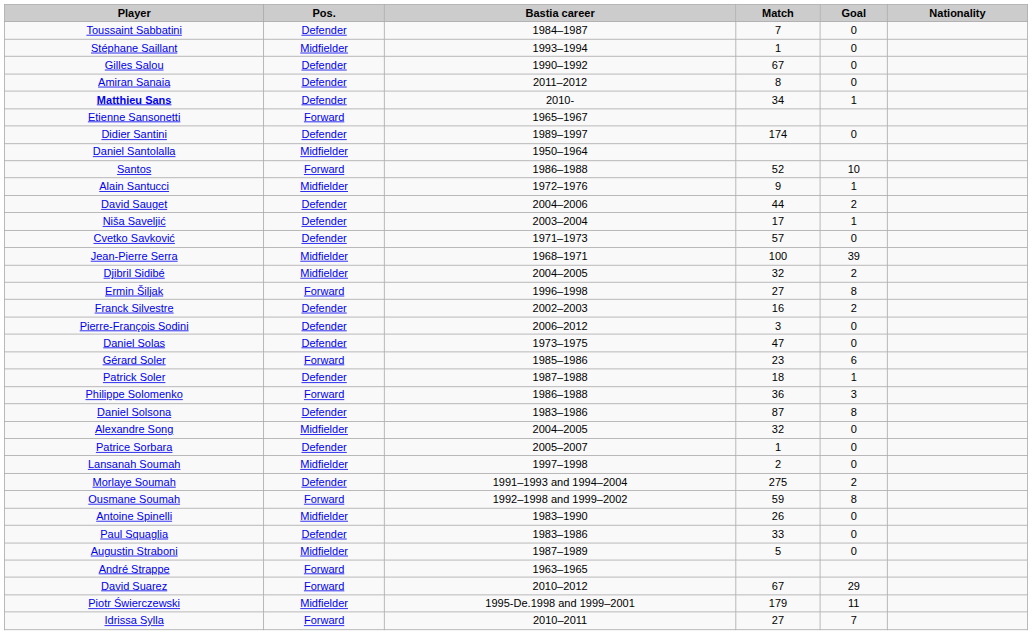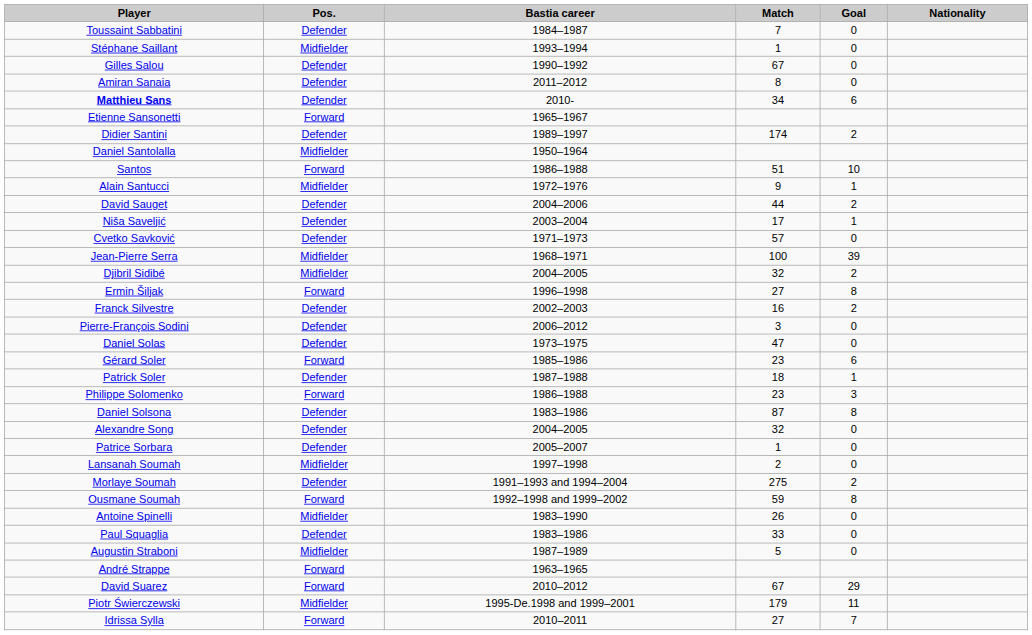(854, 100) 1 -> (854, 100) 6
(854, 134) 0 -> (854, 134) 2
(778, 169) 52 -> (778, 169) 51
(778, 395) 36 -> (778, 395) 23
(324, 429) Midfielder -> (324, 429) Defender
